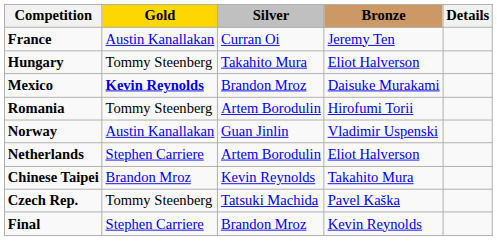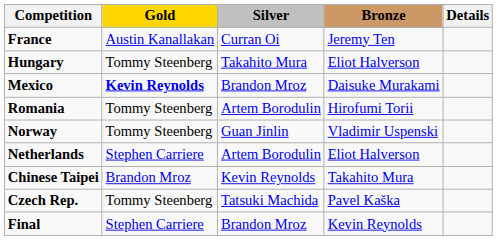(160, 131) Austin Kanallakan -> (159, 131) Tommy Steenberg
